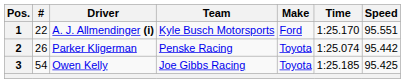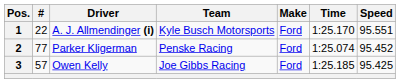(41, 48) 26 -> (41, 48) 77
(296, 48) Toyota -> (291, 48) Ford
(381, 48) 95.442 -> (376, 48) 95.452
(41, 65) 54 -> (41, 65) 57
(296, 65) Toyota -> (291, 65) Ford
